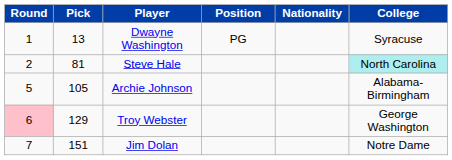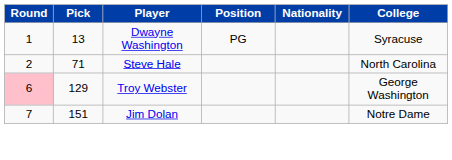(78, 63) 81 -> (78, 63) 71
(398, 63) paleturquoise background -> (398, 63) no background
- row: (152, 89)
